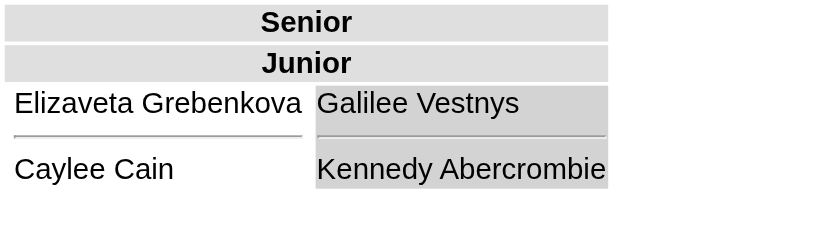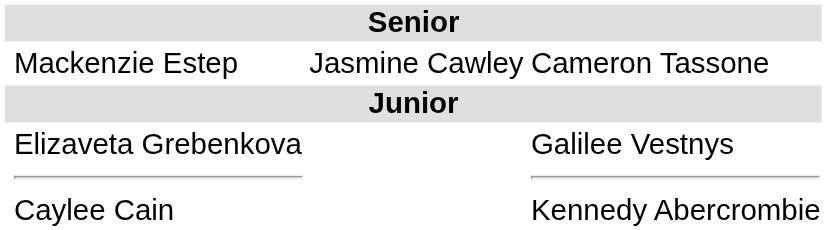+ row: (126, 63)
(461, 136) lightgrey background -> (676, 177) no background
